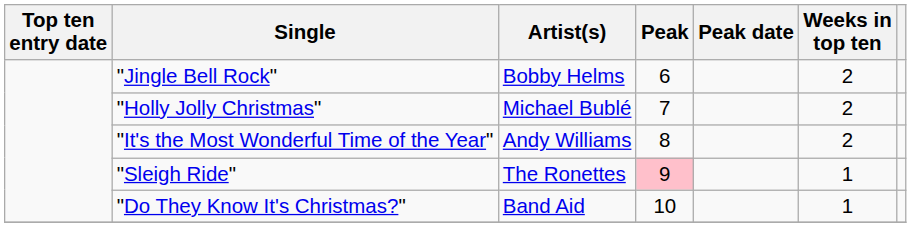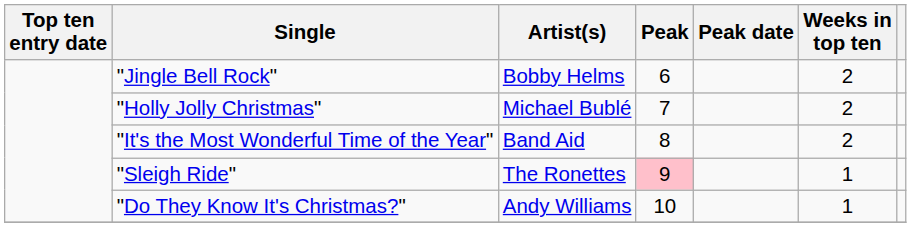(567, 141) Andy Williams -> (544, 141) Band Aid
(544, 206) Band Aid -> (567, 206) Andy Williams
